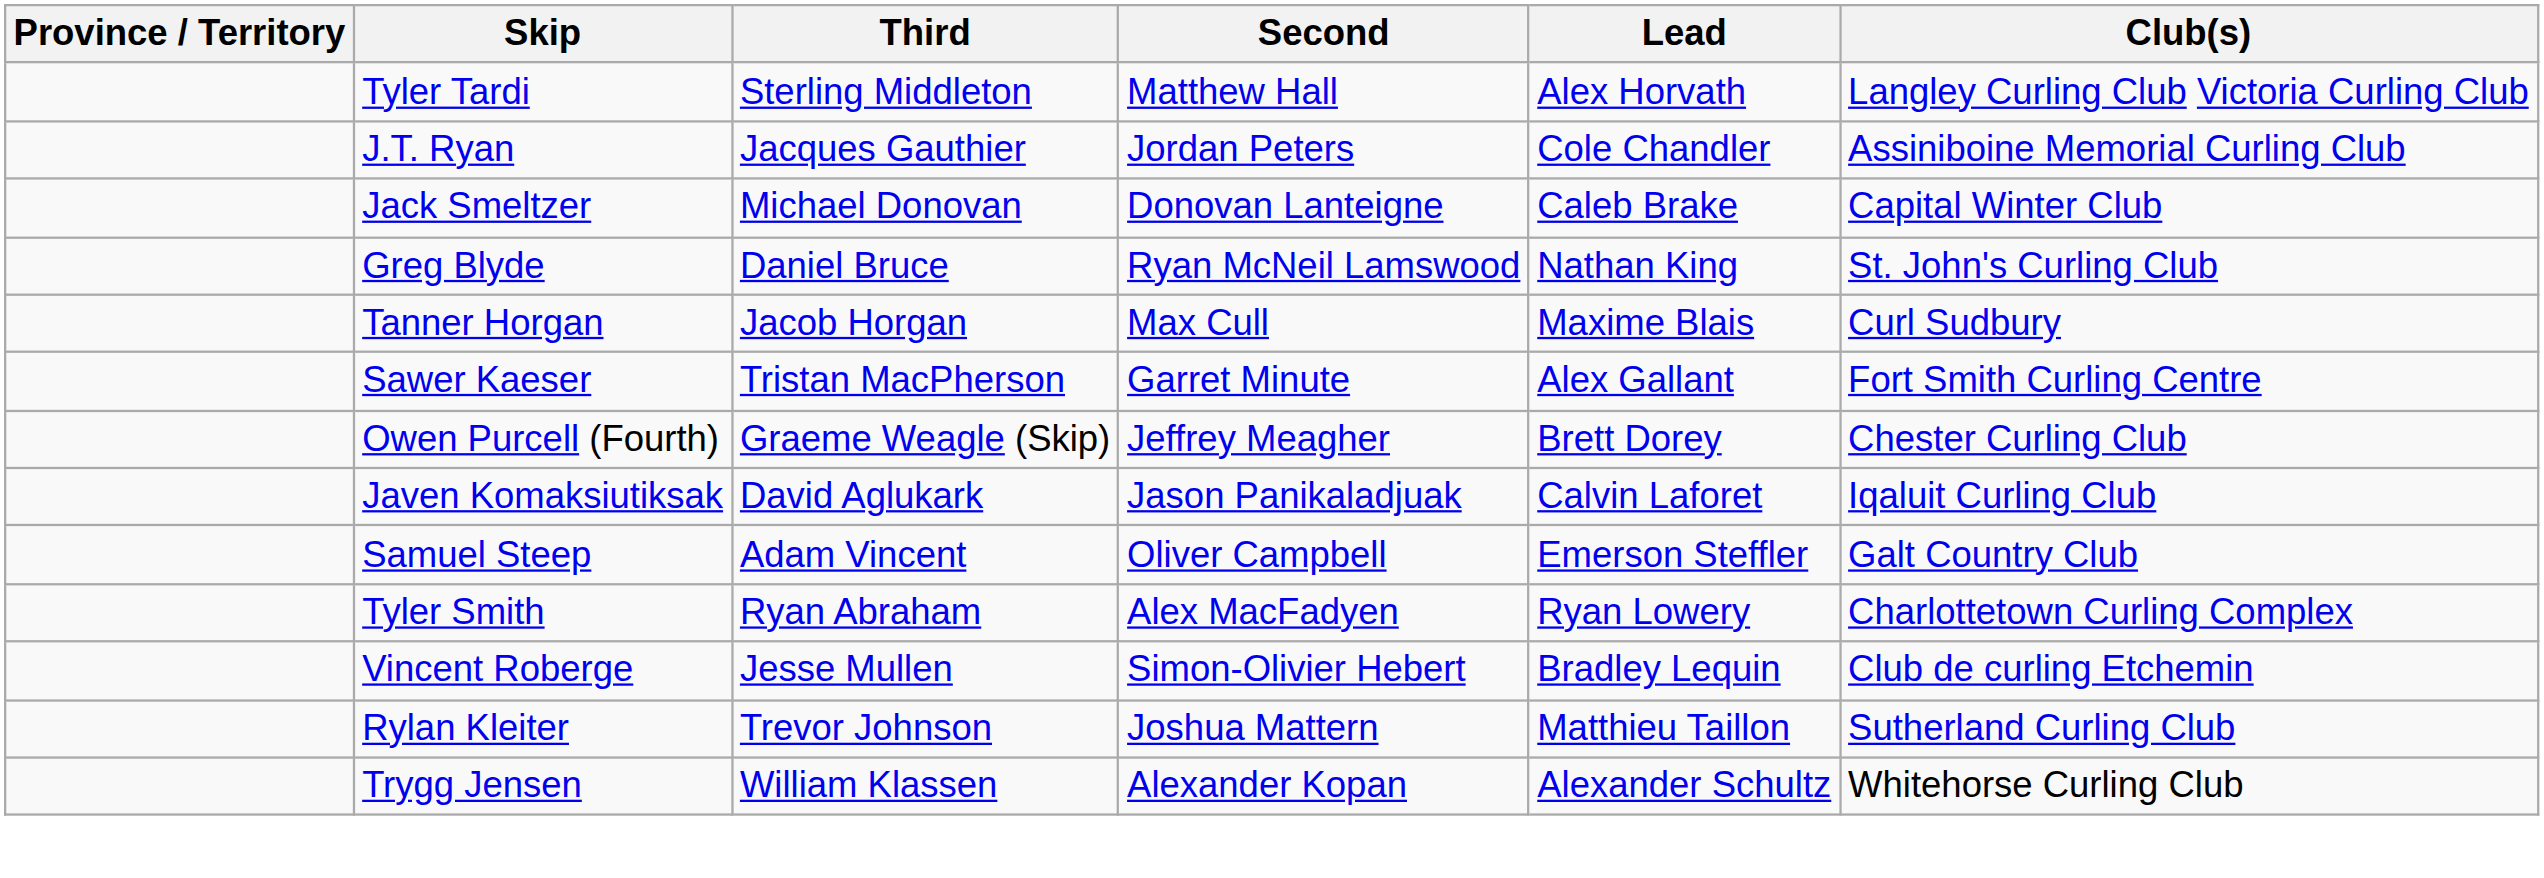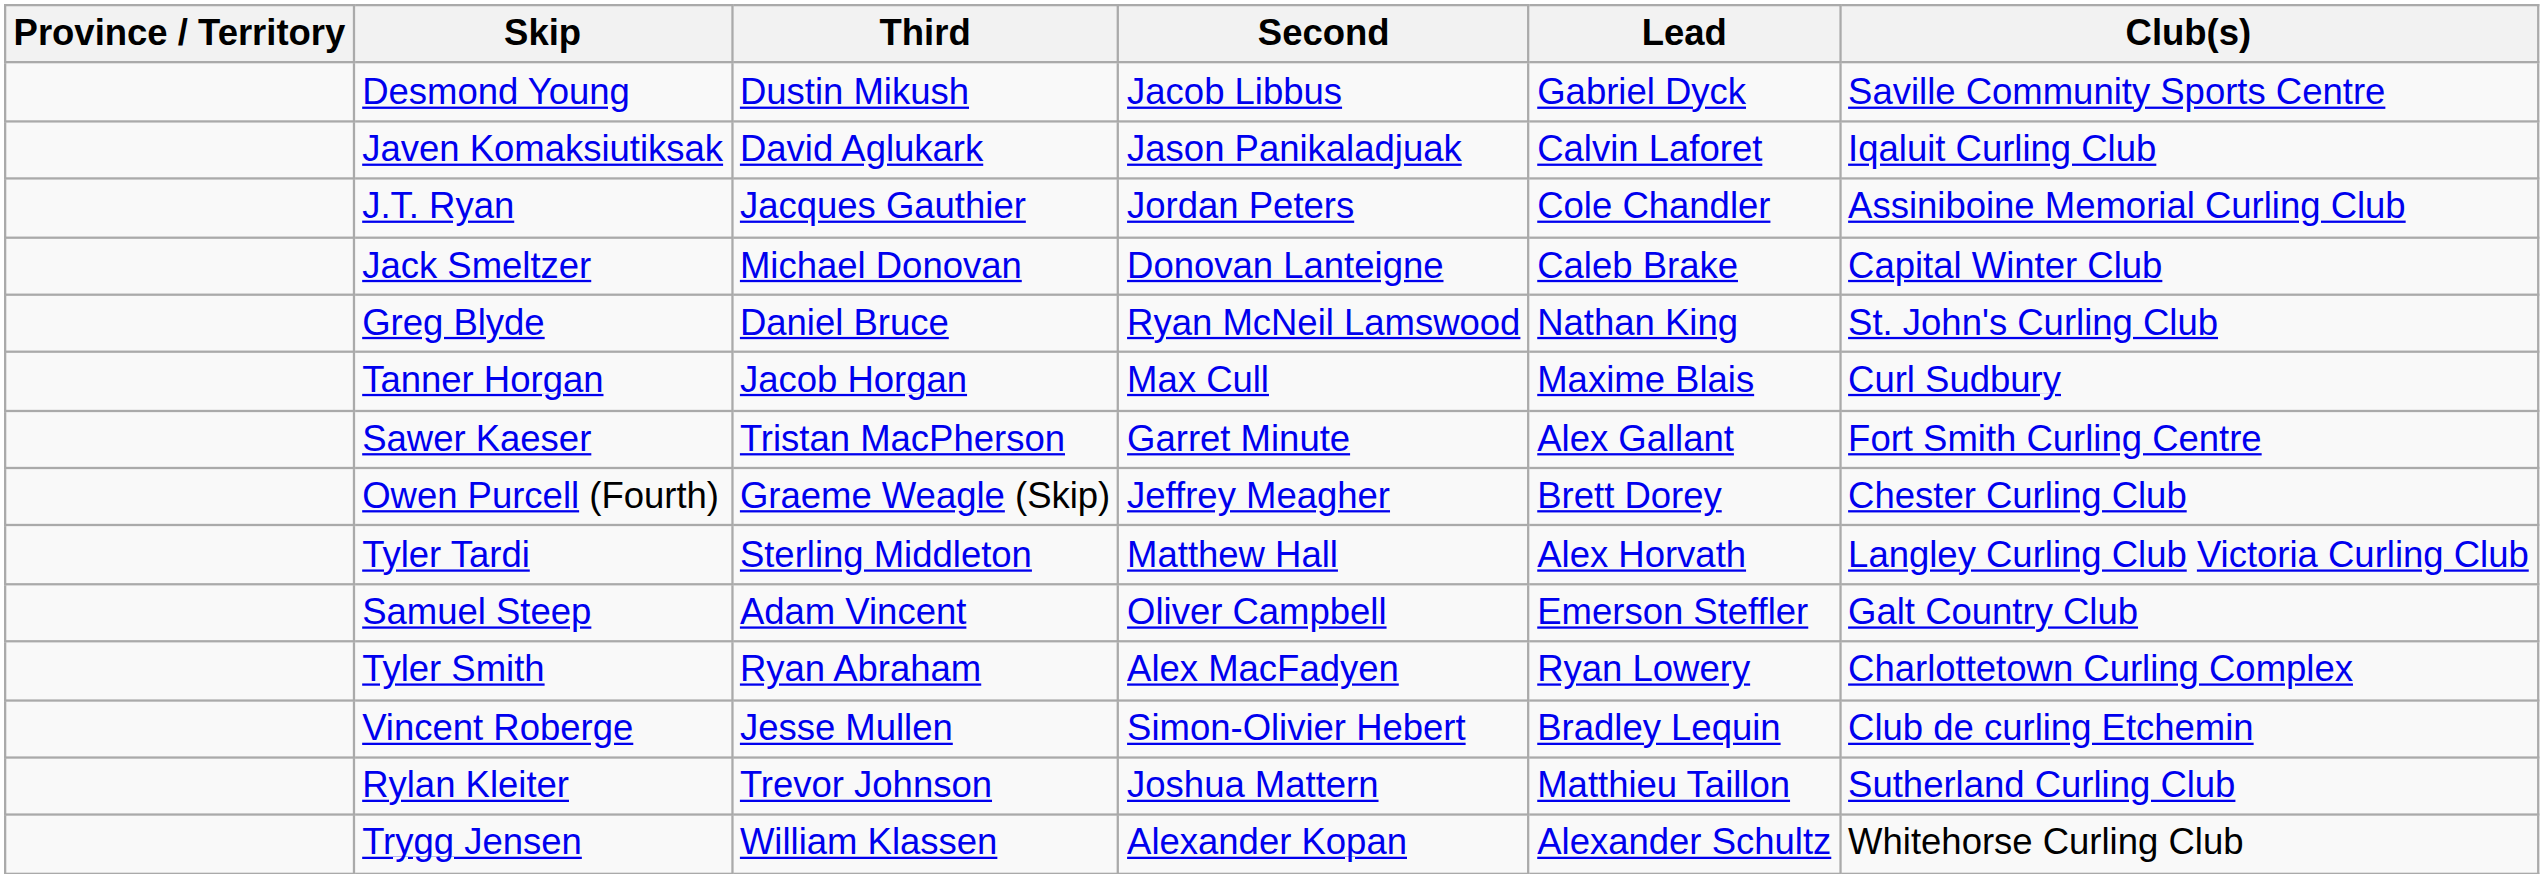+ row: (496, 91)
rows swapped: (446, 91) <-> (543, 496)
